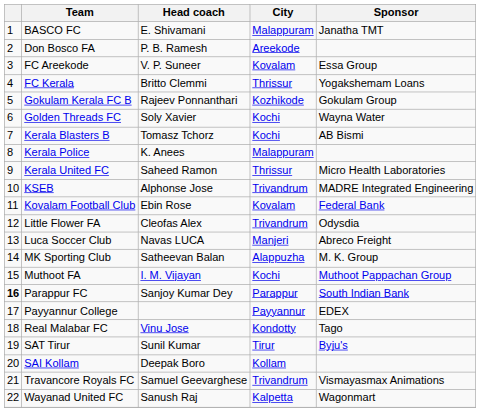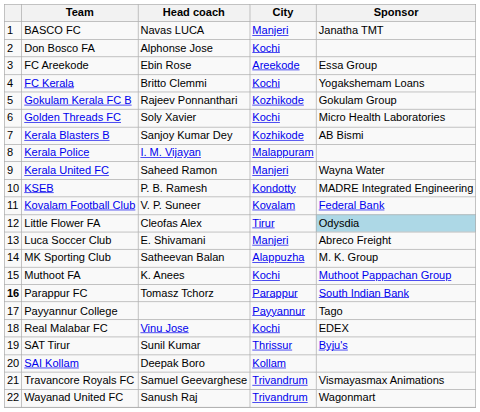(173, 30) E. Shivamani -> (172, 30) Navas LUCA
(283, 30) Malappuram -> (270, 30) Manjeri
(174, 48) P. B. Ramesh -> (177, 48) Alphonse Jose
(276, 48) Areekode -> (266, 48) Kochi
(170, 65) V. P. Suneer -> (166, 65) Ebin Rose
(274, 65) Kovalam -> (276, 65) Areekode
(272, 83) Thrissur -> (266, 83) Kochi
(352, 118) Wayna Water -> (382, 118) Micro Health Laboratories
(177, 135) Tomasz Tchorz -> (186, 135) Sanjoy Kumar Dey
(266, 135) Kochi -> (278, 135) Kozhikode
(163, 153) K. Anees -> (171, 153) I. M. Vijayan
(272, 170) Thrissur -> (270, 170) Manjeri
(382, 170) Micro Health Laboratories -> (352, 170) Wayna Water
(177, 188) Alphonse Jose -> (174, 188) P. B. Ramesh
(280, 188) Trivandrum -> (274, 188) Kondotty
(166, 205) Ebin Rose -> (170, 205) V. P. Suneer
(280, 223) Trivandrum -> (263, 223) Tirur
(339, 223) no background -> (339, 223) lightblue background
(172, 240) Navas LUCA -> (173, 240) E. Shivamani
(171, 275) I. M. Vijayan -> (163, 275) K. Anees
(186, 293) Sanjoy Kumar Dey -> (177, 293) Tomasz Tchorz
(334, 310) EDEX -> (331, 310) Tago
(274, 328) Kondotty -> (266, 328) Kochi
(331, 328) Tago -> (334, 328) EDEX
(263, 345) Tirur -> (272, 345) Thrissur
(273, 398) Kalpetta -> (280, 398) Trivandrum
